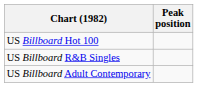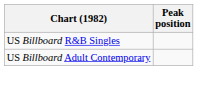- row: (53, 40)
